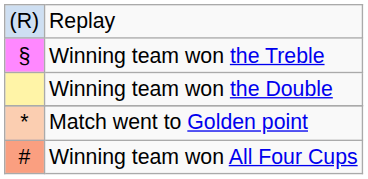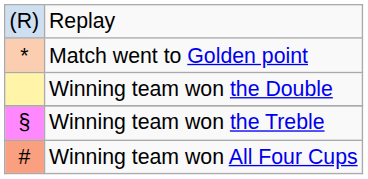rows swapped: (178, 122) <-> (187, 55)
